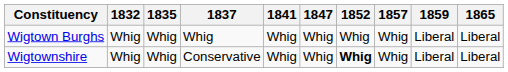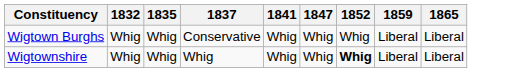- column: (393, 15)
(198, 36) Whig -> (222, 36) Conservative
(222, 57) Conservative -> (198, 57) Whig
